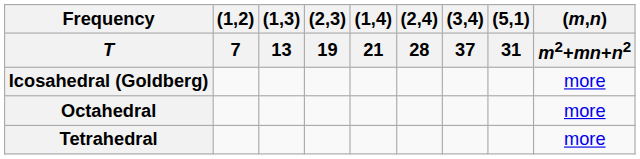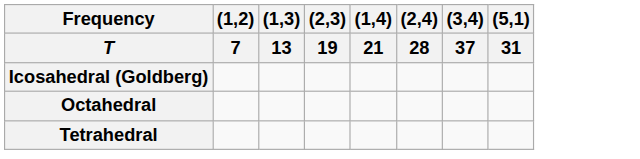- column: (585, 50)
